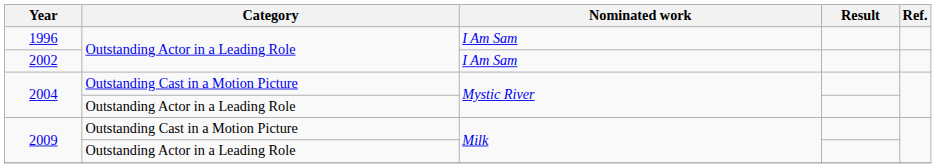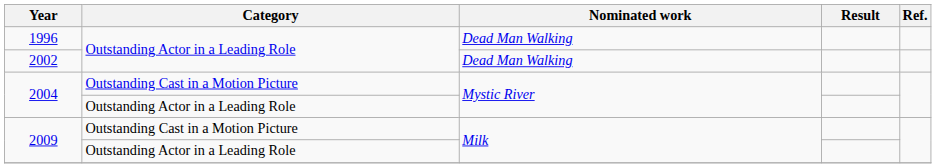(490, 38) I Am Sam -> (517, 38) Dead Man Walking
(490, 60) I Am Sam -> (517, 60) Dead Man Walking
